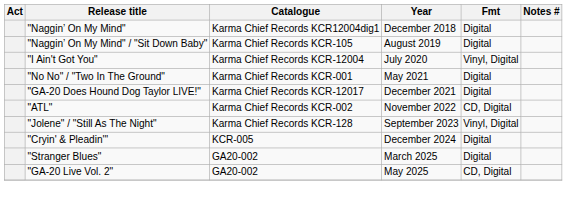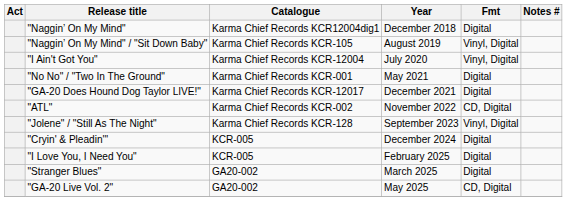(477, 44) Digital -> (491, 44) Vinyl, Digital
+ row: (82, 156)
